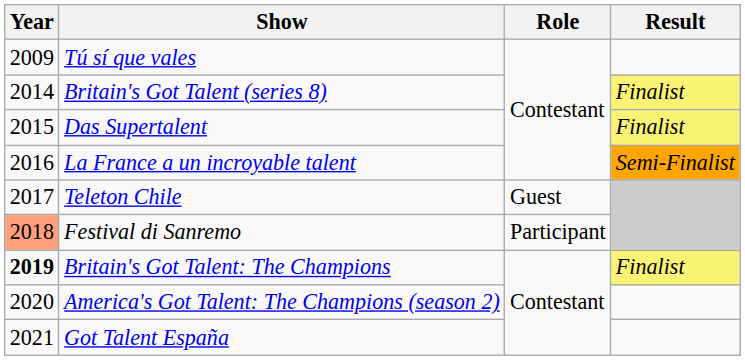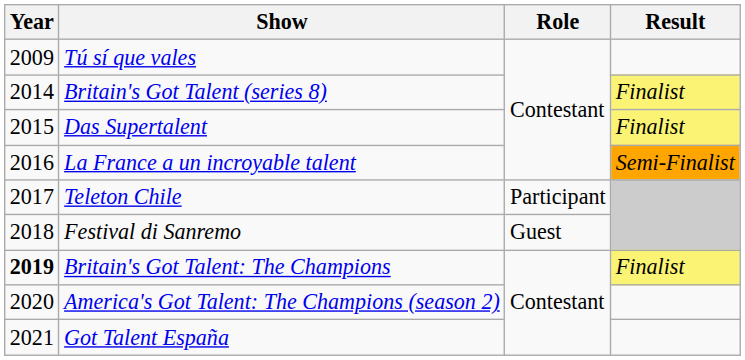(536, 197) Guest -> (558, 197) Participant
(32, 232) lightsalmon background -> (32, 232) no background
(558, 232) Participant -> (536, 232) Guest
